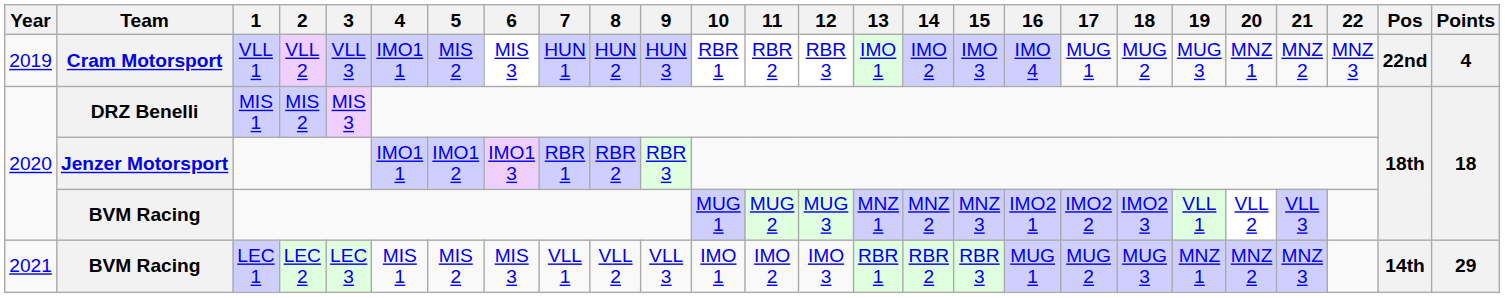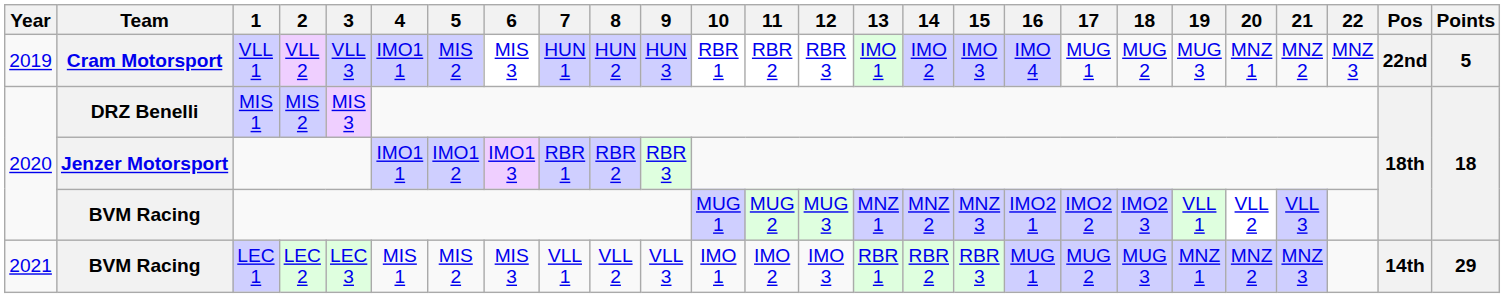(1466, 60) 4 -> (1466, 60) 5
